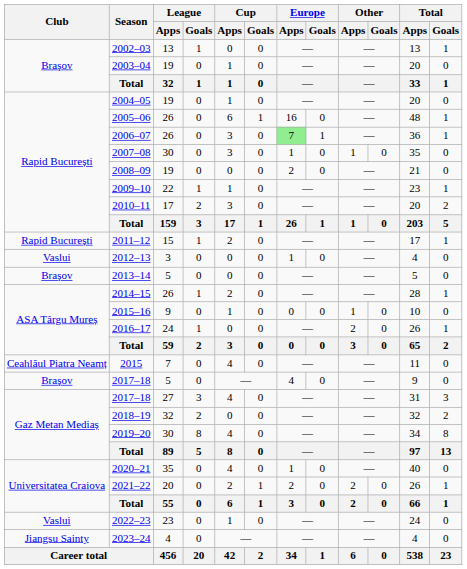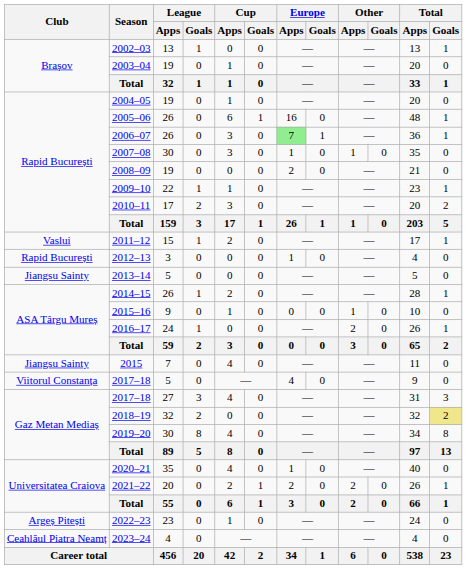(57, 240) Rapid București -> (57, 240) Vaslui
(57, 258) Vaslui -> (57, 258) Rapid București
(57, 275) Braşov -> (57, 275) Jiangsu Sainty
(57, 363) Ceahlăul Piatra Neamț -> (57, 363) Jiangsu Sainty
(57, 380) Braşov -> (57, 380) Viitorul Constanța
(446, 415) no background -> (446, 415) khaki background
(57, 521) Vaslui -> (57, 521) Argeș Pitești
(57, 538) Jiangsu Sainty -> (57, 538) Ceahlăul Piatra Neamț
